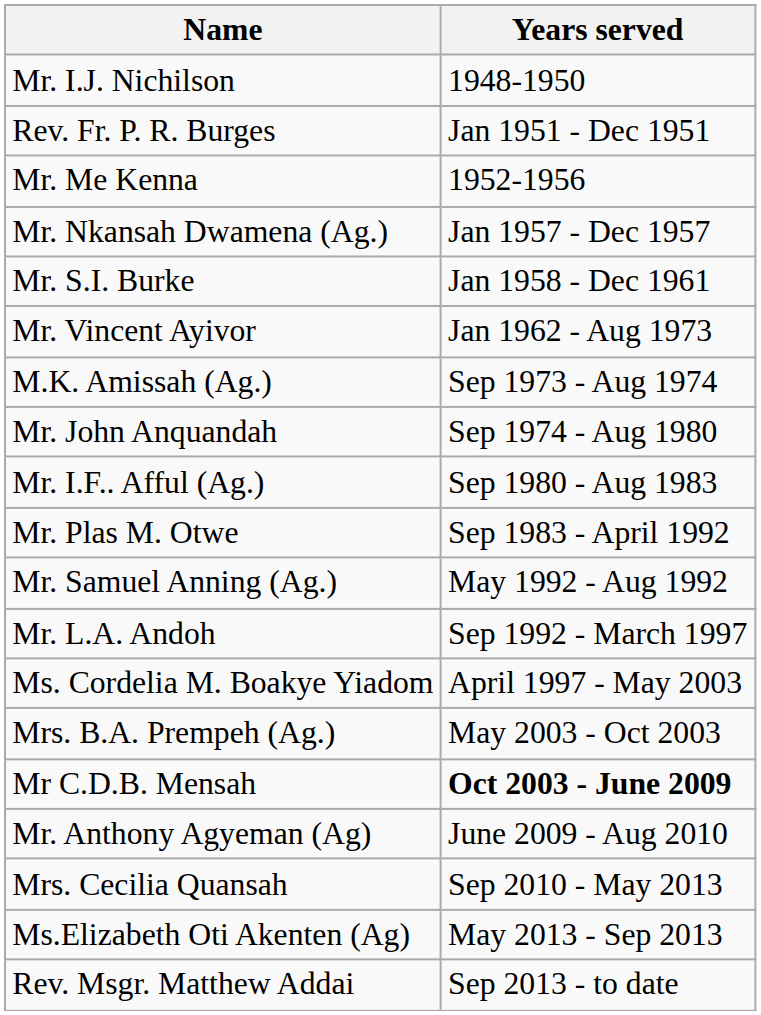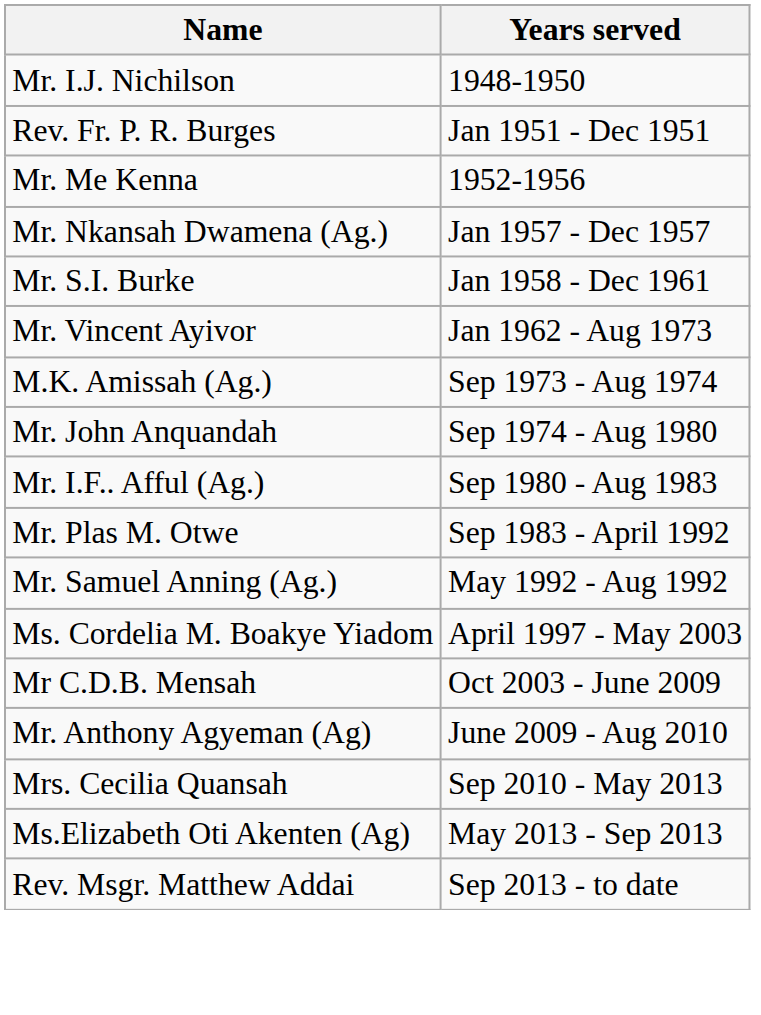- row: (114, 632)
- row: (174, 733)
(590, 783) bold -> (584, 682) normal
